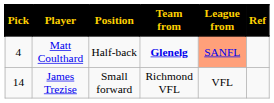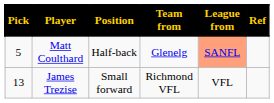(18, 52) 4 -> (18, 52) 5
(169, 52) bold -> (169, 52) normal
(18, 82) 14 -> (18, 82) 13
